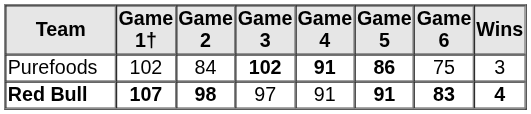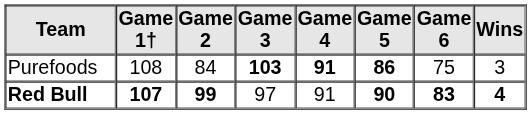(146, 67) 102 -> (146, 67) 108
(265, 67) 102 -> (265, 67) 103
(206, 94) 98 -> (206, 94) 99
(384, 94) 91 -> (384, 94) 90
